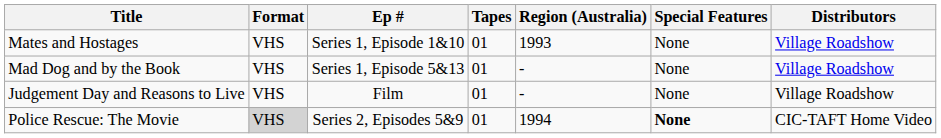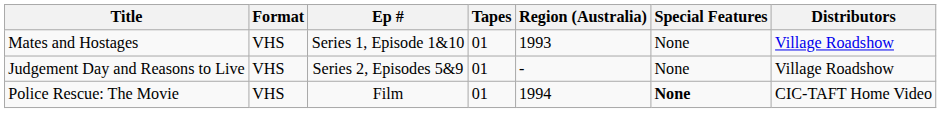- row: (94, 68)
(388, 94) Film -> (388, 68) Series 2, Episodes 5&9
(268, 119) lightgrey background -> (268, 94) no background
(388, 119) Series 2, Episodes 5&9 -> (388, 94) Film
